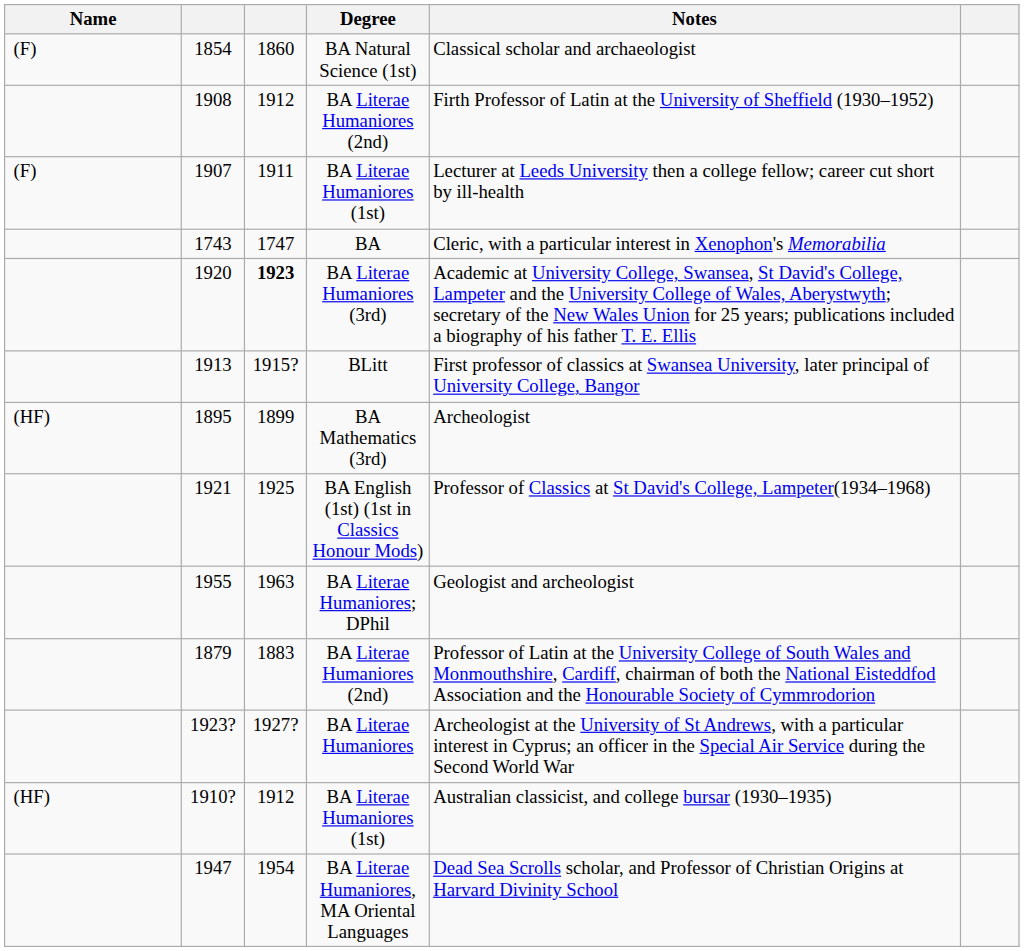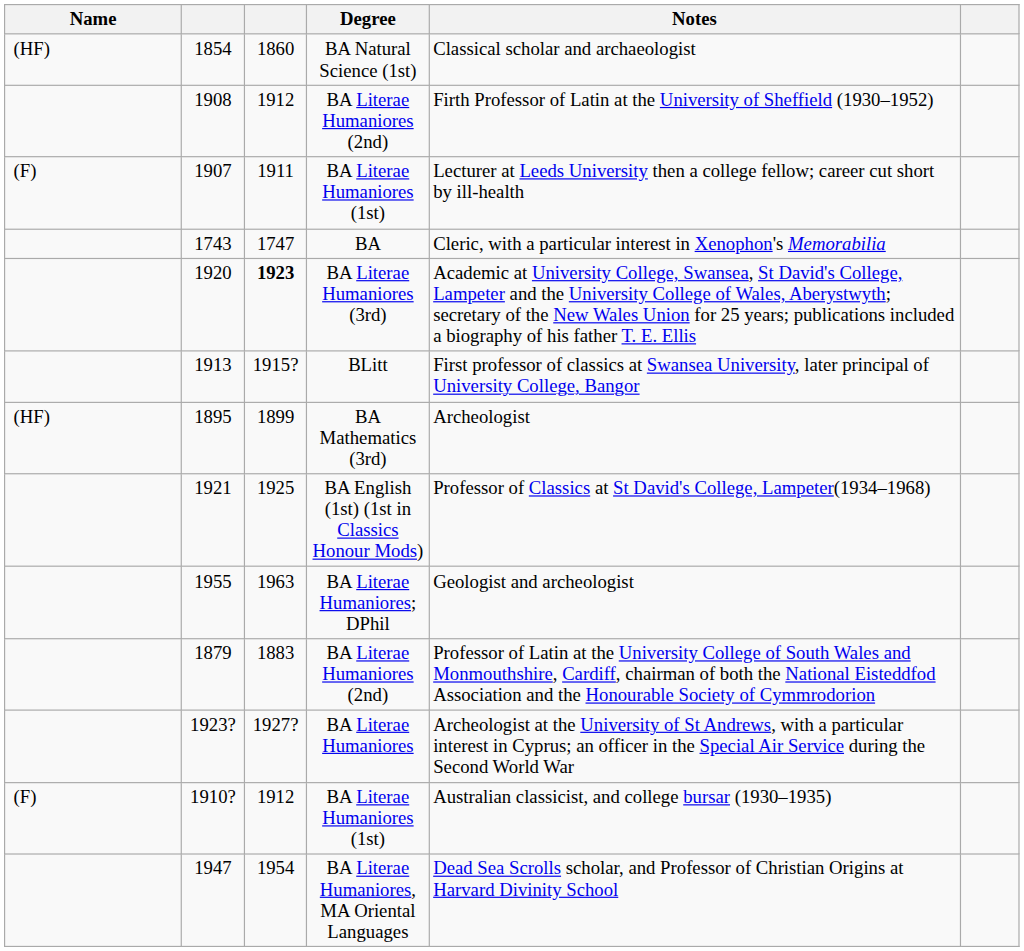(23, 49) (F) -> (29, 49) (HF)
(29, 796) (HF) -> (23, 796) (F)
